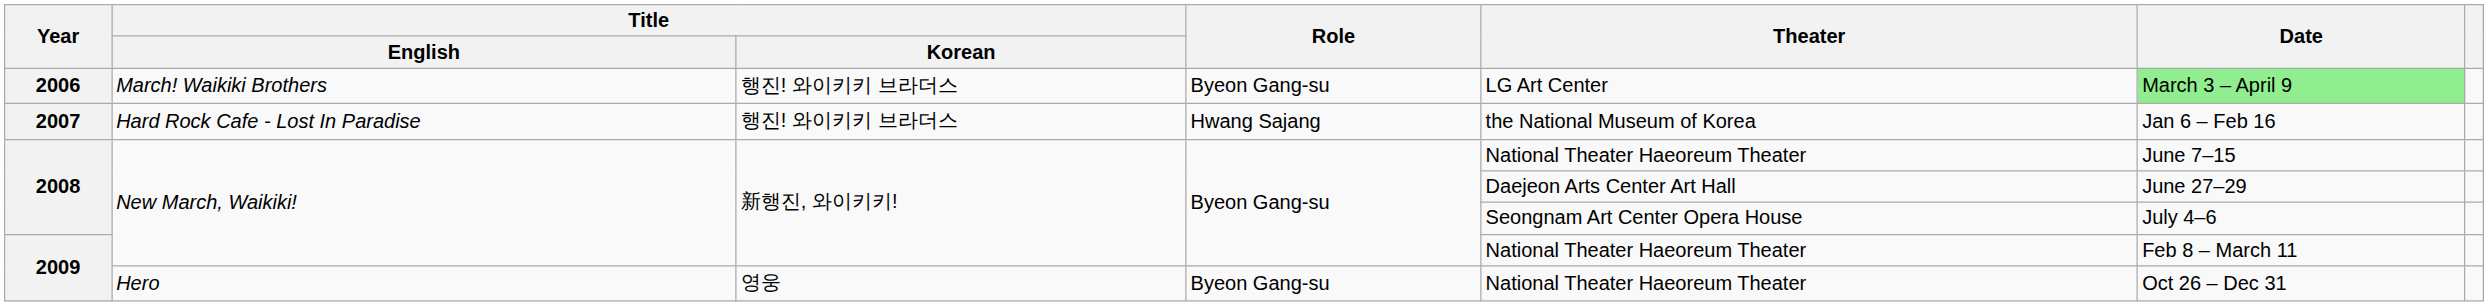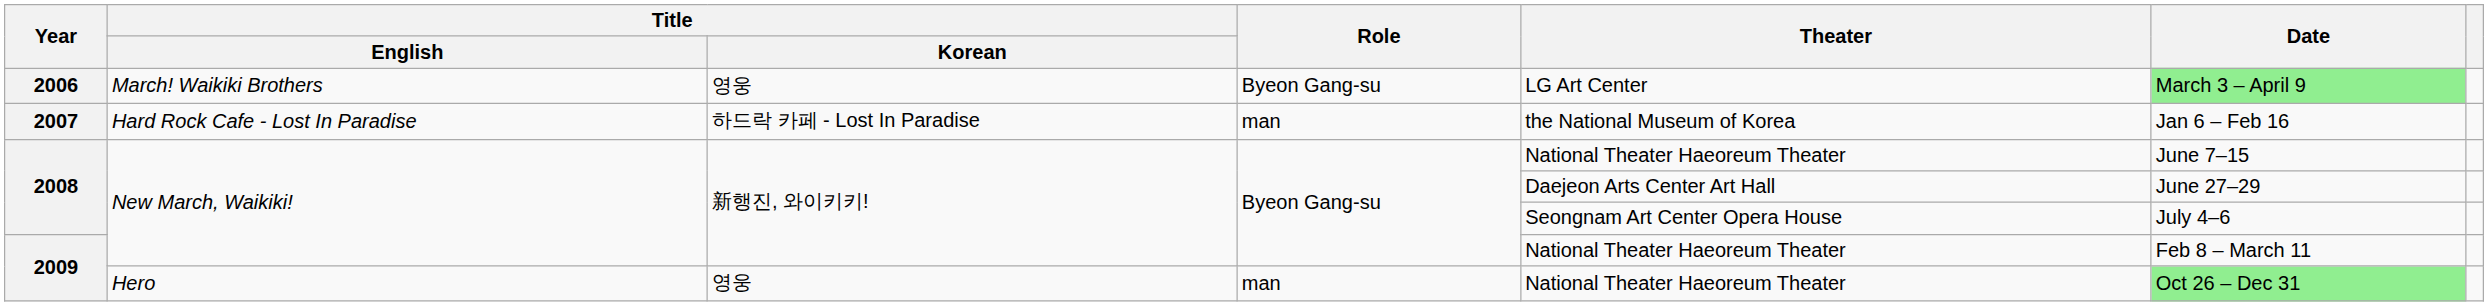(849, 85) 행진! 와이키키 브라더스 -> (732, 85) 영웅
(849, 120) 행진! 와이키키 브라더스 -> (846, 120) 하드락 카페 - Lost In Paradise
(1256, 121) Hwang Sajang -> (1261, 121) man
(1260, 283) Byeon Gang-su -> (1261, 283) man
(2214, 283) no background -> (2228, 283) lightgreen background
